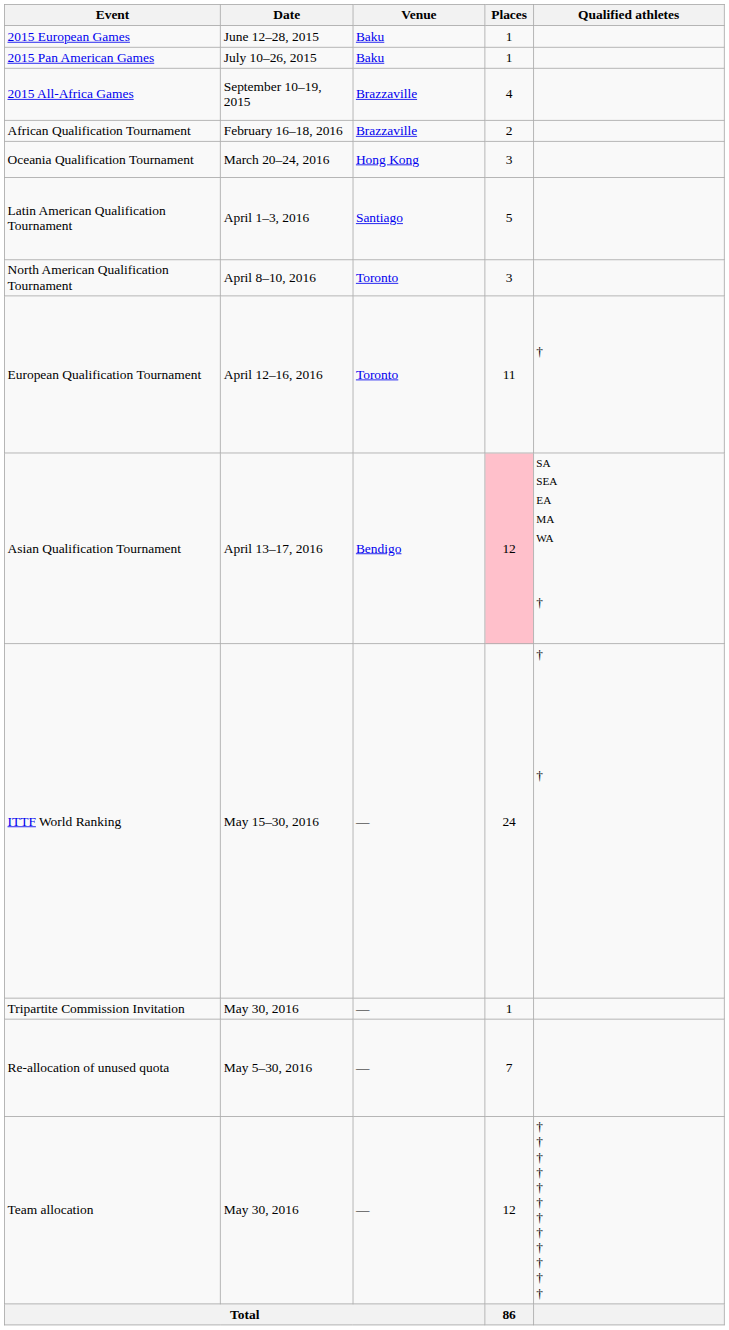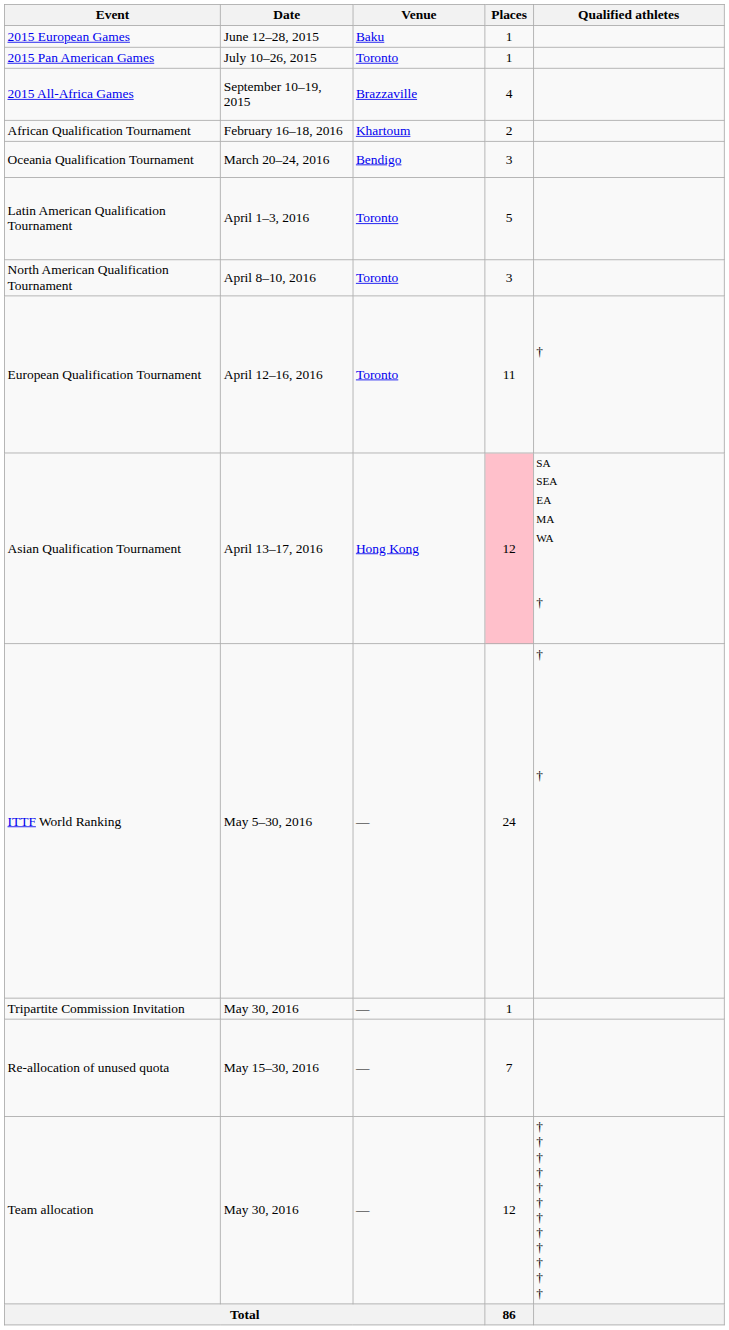(370, 57) Baku -> (377, 57) Toronto
(387, 130) Brazzaville -> (383, 130) Khartoum
(387, 159) Hong Kong -> (379, 159) Bendigo
(379, 218) Santiago -> (377, 218) Toronto
(379, 548) Bendigo -> (387, 548) Hong Kong
(271, 821) May 15–30, 2016 -> (268, 821) May 5–30, 2016
(268, 1067) May 5–30, 2016 -> (271, 1067) May 15–30, 2016
